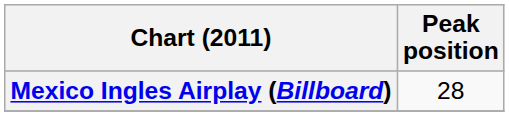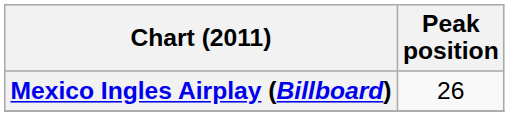(451, 90) 28 -> (451, 90) 26
